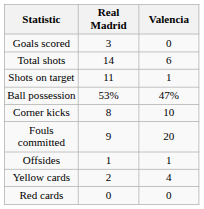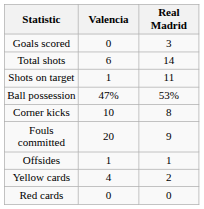columns swapped: (109, 19) <-> (169, 19)
